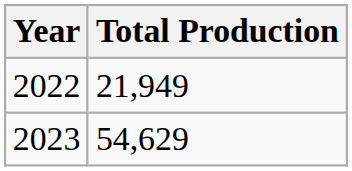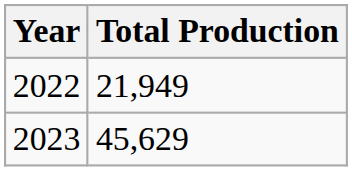(142, 138) 54,629 -> (142, 138) 45,629
